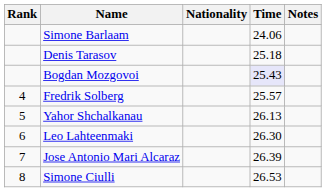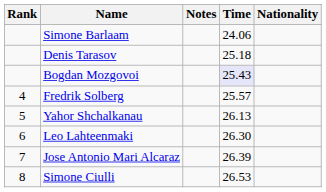columns swapped: (216, 14) <-> (303, 14)
